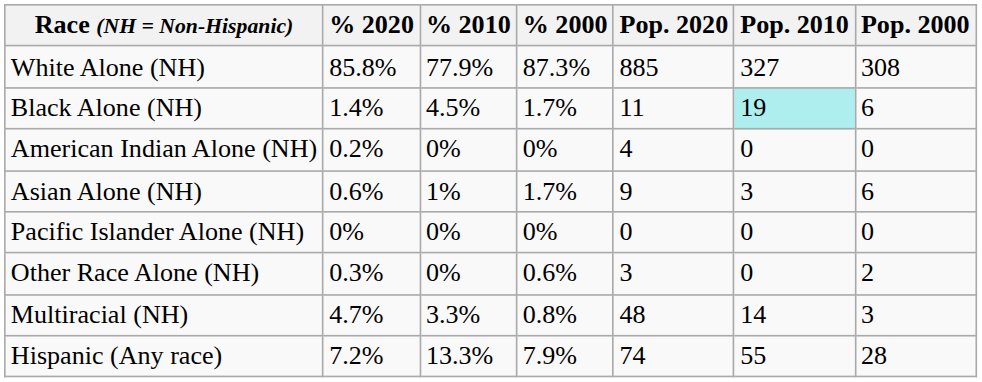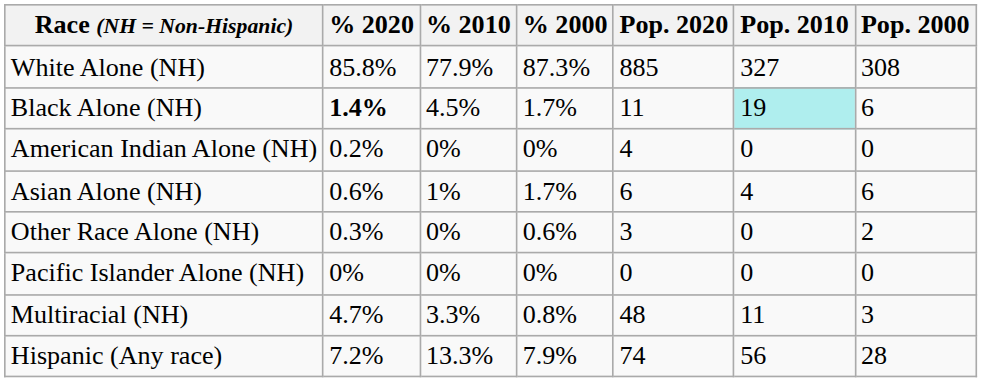(356, 107) normal -> (359, 107) bold
(626, 190) 9 -> (626, 190) 6
(747, 190) 3 -> (747, 190) 4
rows swapped: (157, 231) <-> (135, 273)
(753, 314) 14 -> (753, 314) 11
(753, 356) 55 -> (753, 356) 56
